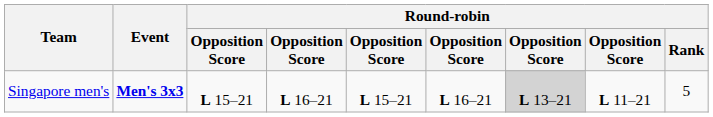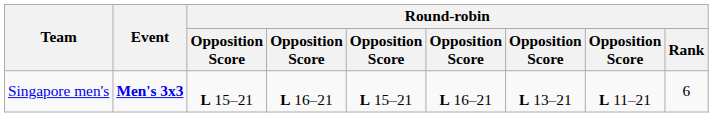(545, 99) lightgrey background -> (545, 99) no background
(686, 91) 5 -> (686, 91) 6
